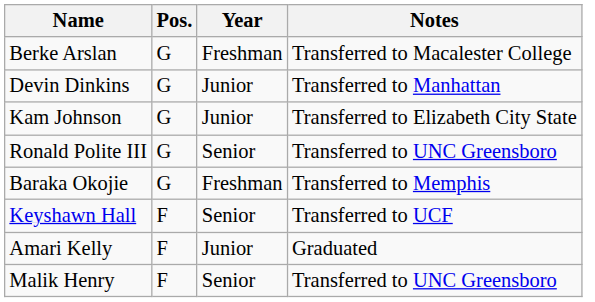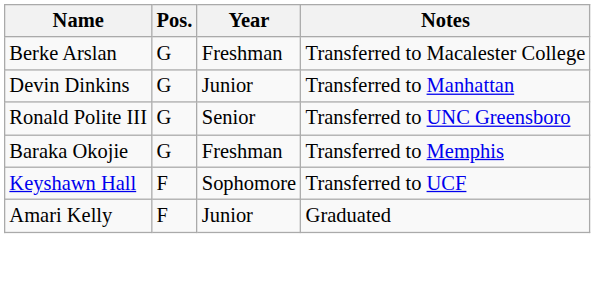- row: (65, 118)
(228, 215) Senior -> (249, 183) Sophomore
- row: (62, 280)
